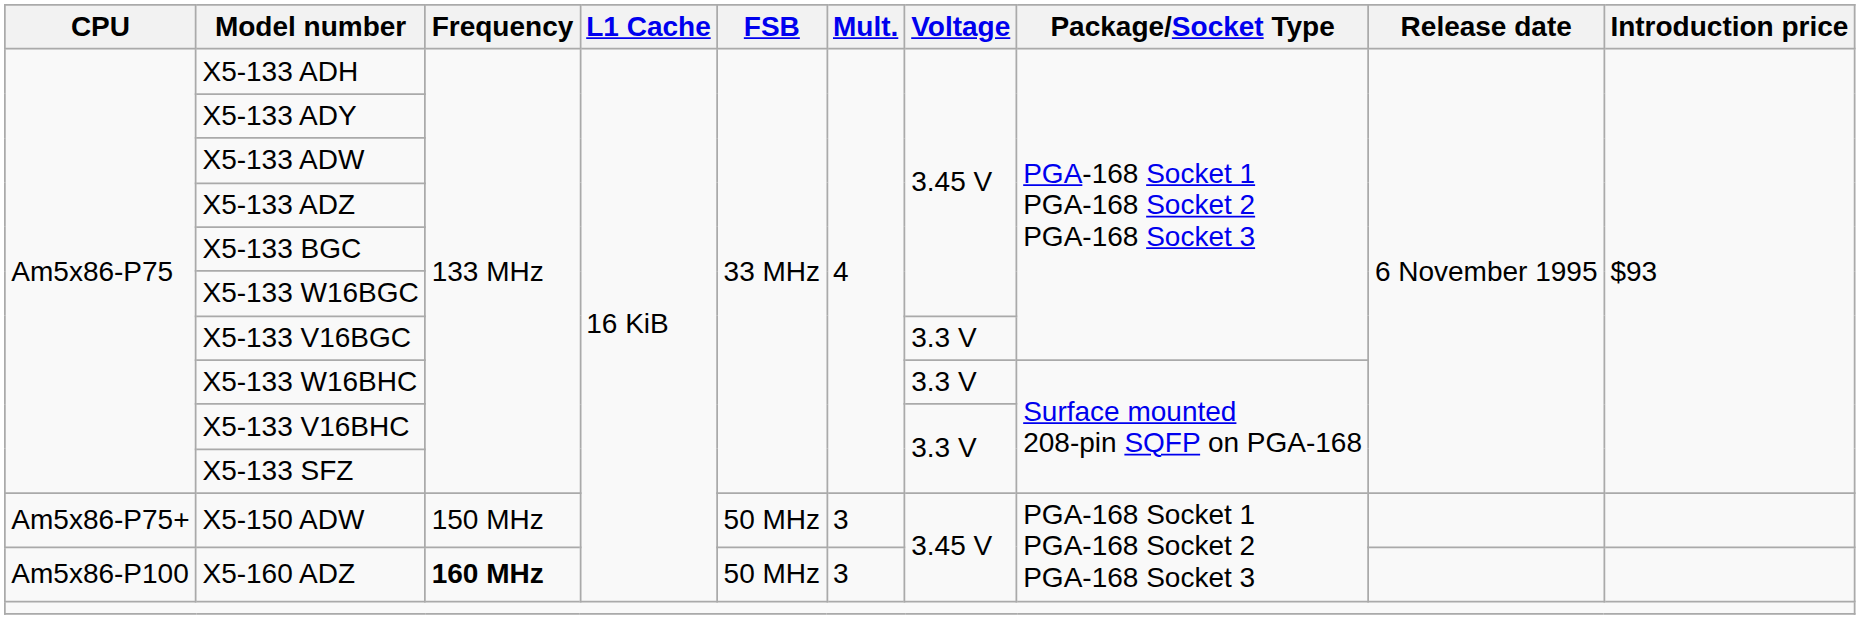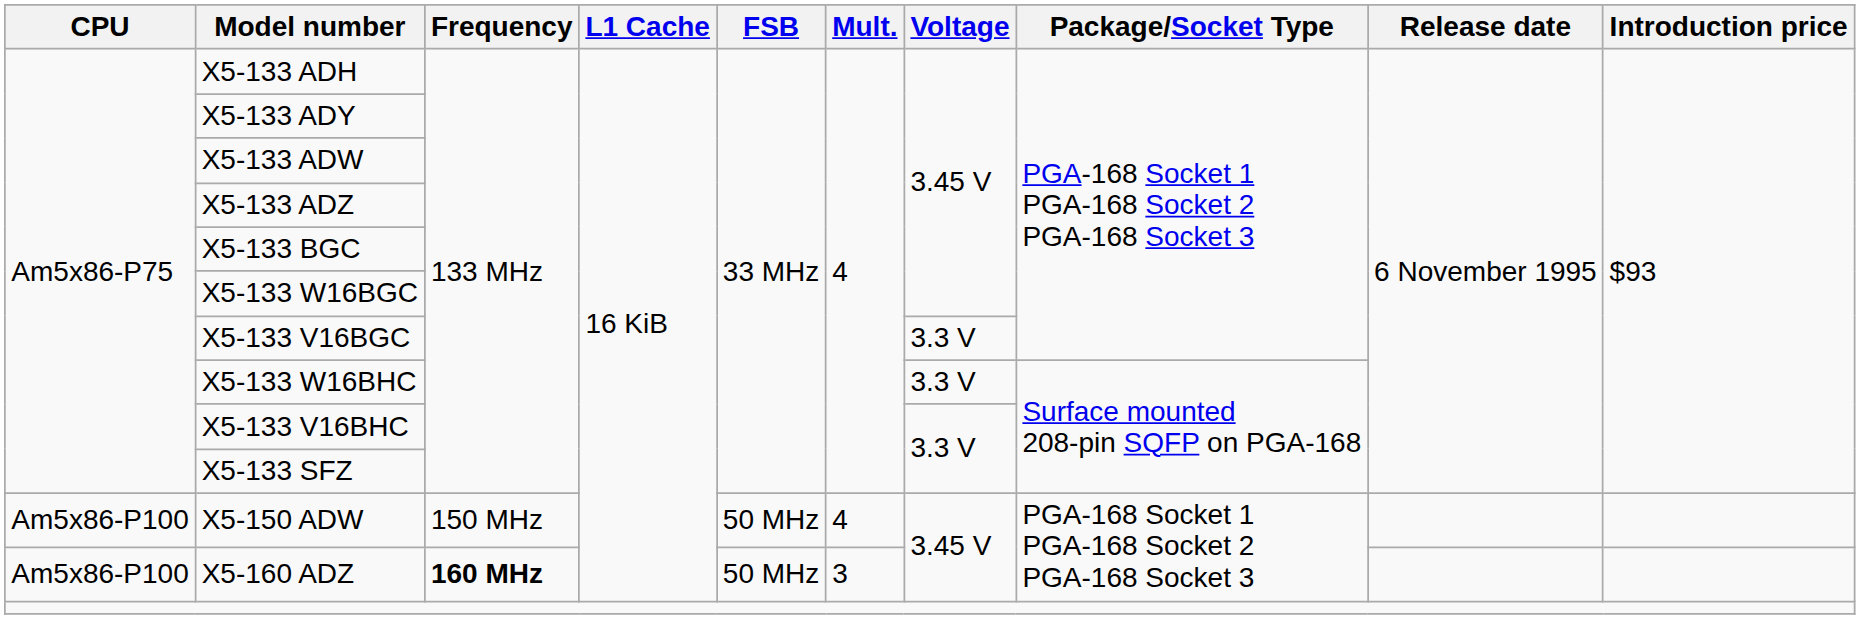(100, 519) Am5x86-P75+ -> (100, 519) Am5x86-P100
(841, 519) 3 -> (840, 519) 4
